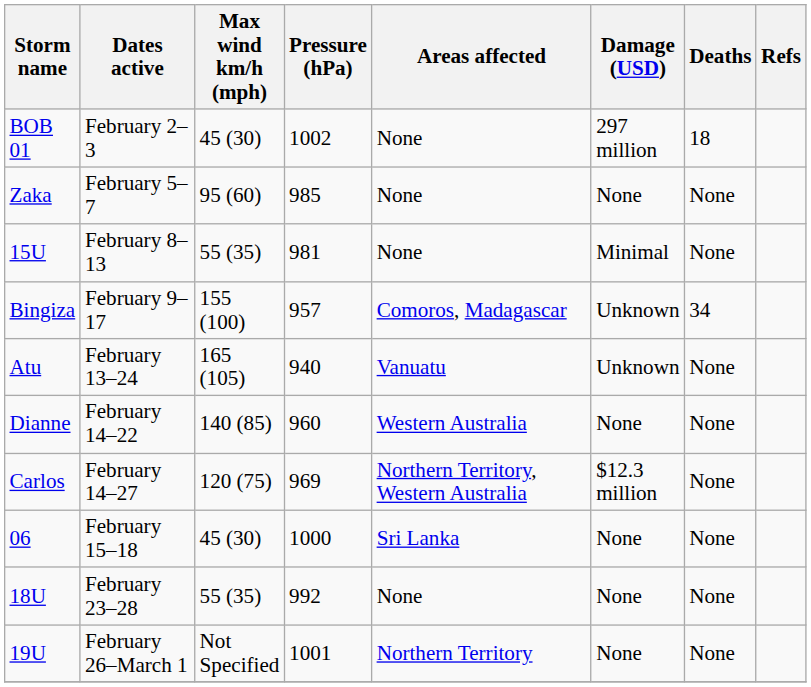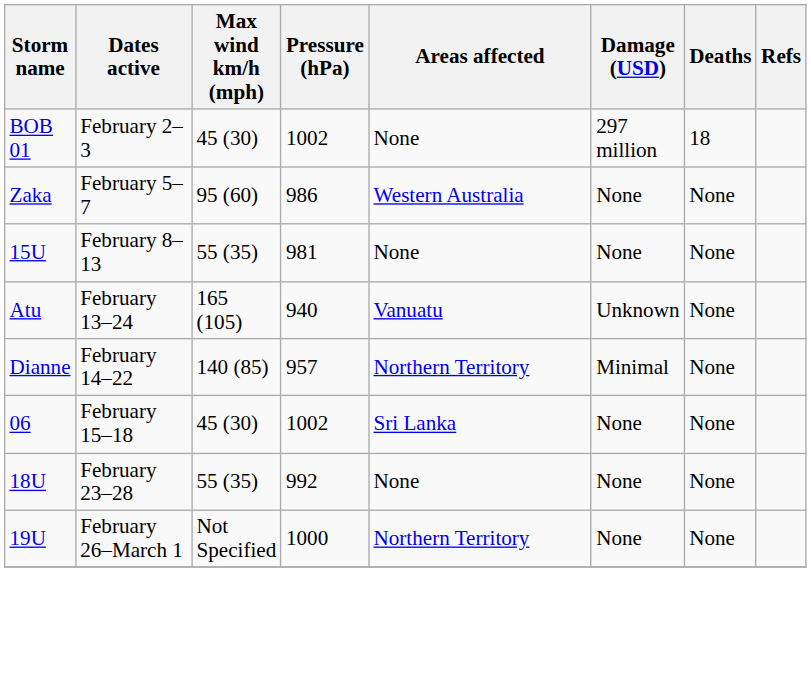(305, 195) 985 -> (302, 195) 986
(400, 195) None -> (449, 195) Western Australia
(633, 252) Minimal -> (619, 252) None
- row: (42, 309)
(305, 424) 960 -> (302, 366) 957
(452, 424) Western Australia -> (451, 366) Northern Territory
(619, 424) None -> (633, 366) Minimal
- row: (37, 481)
(310, 538) 1000 -> (307, 424) 1002
(310, 653) 1001 -> (307, 538) 1000
